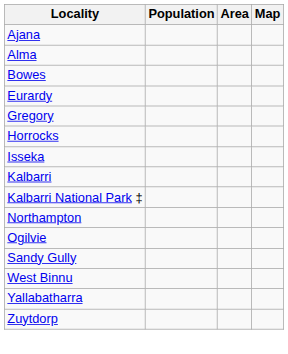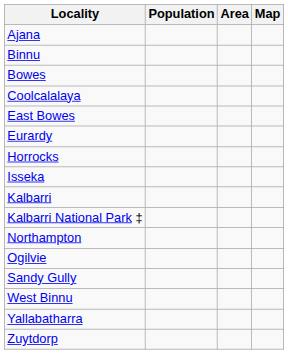- row: (22, 55)
+ row: (24, 55)
+ row: (44, 95)
+ row: (41, 116)
- row: (30, 116)
